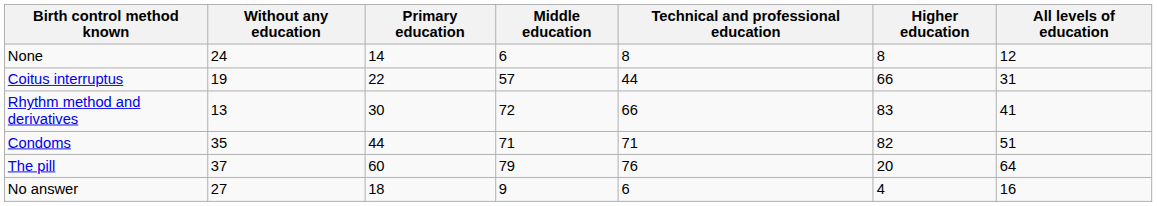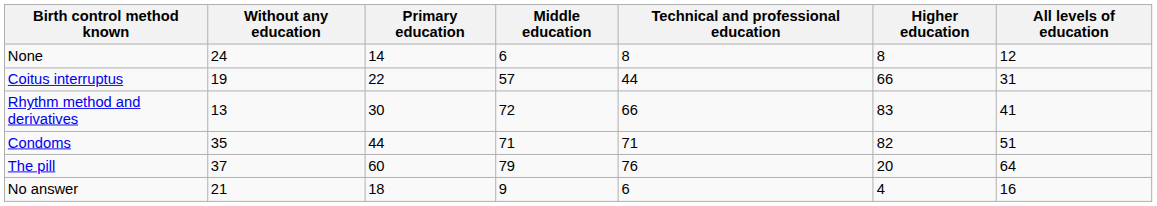(219, 189) 27 -> (219, 189) 21
